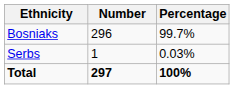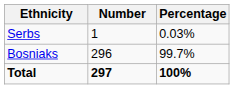rows swapped: (33, 34) <-> (24, 53)
